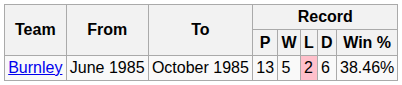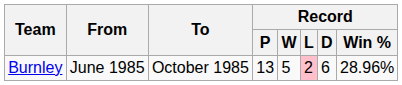(367, 67) 38.46% -> (367, 67) 28.96%
